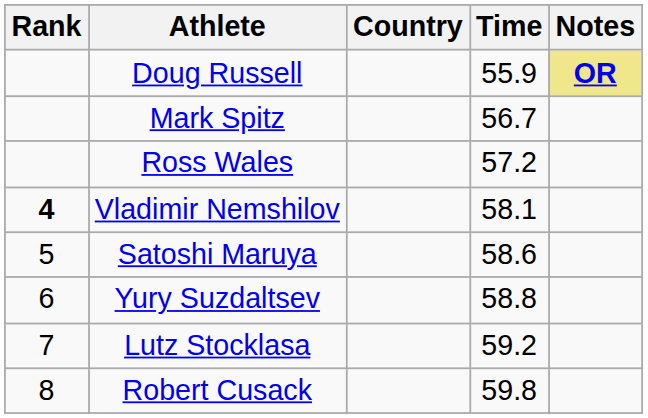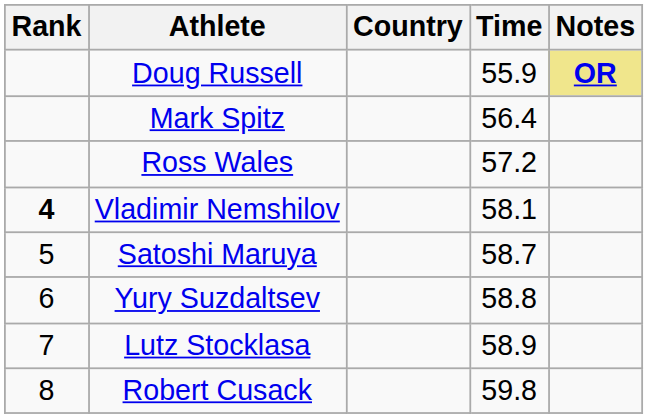(509, 118) 56.7 -> (509, 118) 56.4
(509, 254) 58.6 -> (509, 254) 58.7
(509, 345) 59.2 -> (509, 345) 58.9
